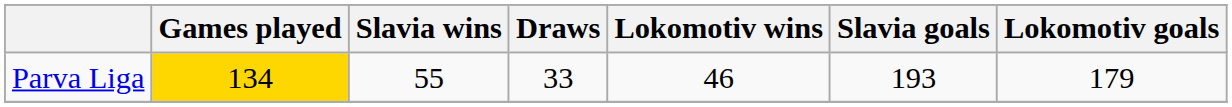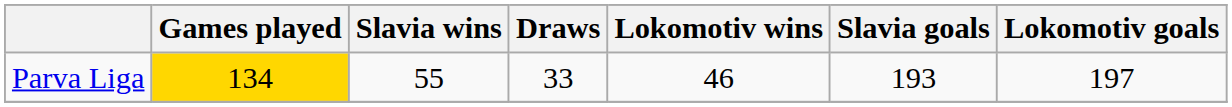(1112, 76) 179 -> (1112, 76) 197
